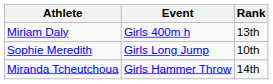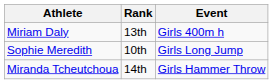columns swapped: (178, 13) <-> (251, 13)
